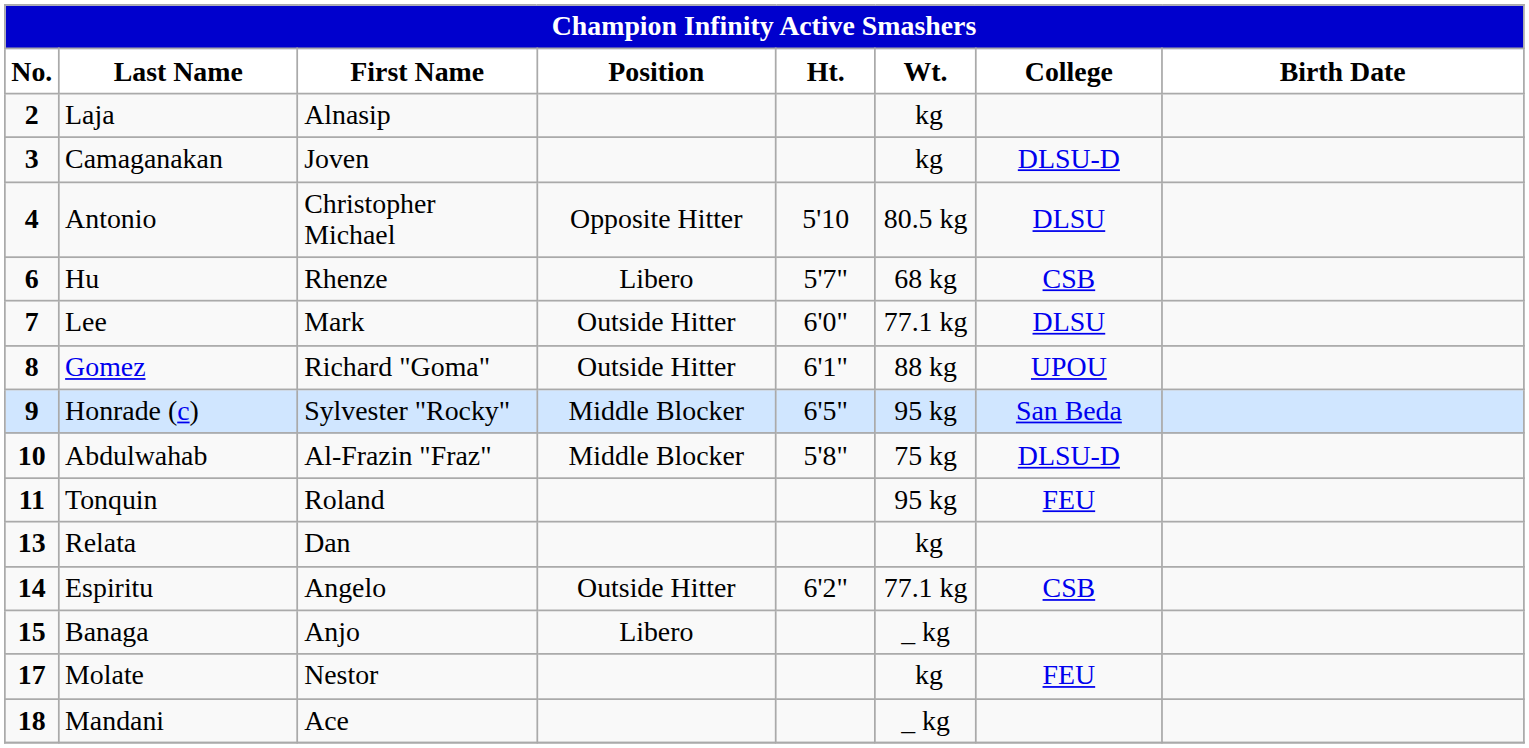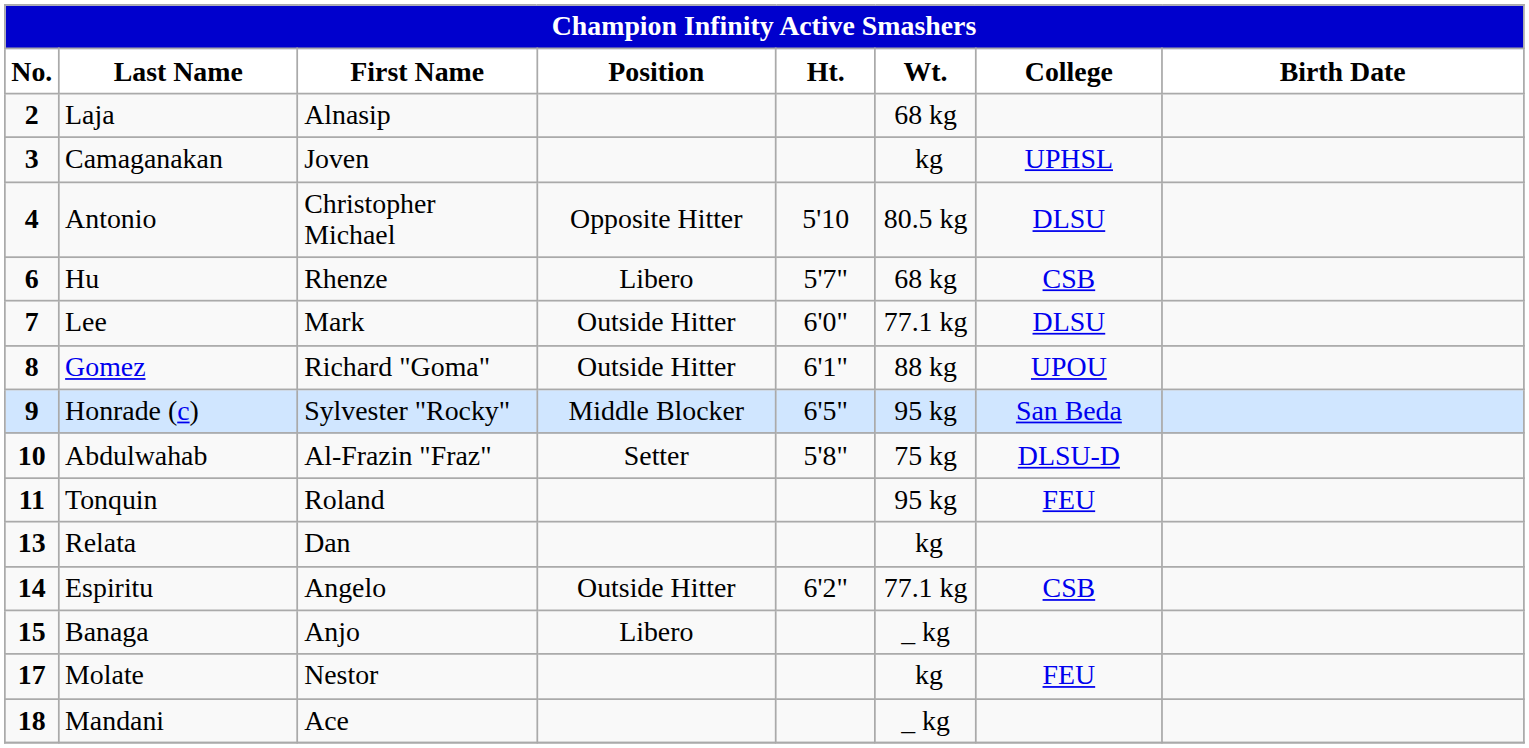(926, 114) kg -> (926, 114) 68 kg
(1069, 159) DLSU-D -> (1069, 159) UPHSL
(656, 455) Middle Blocker -> (656, 455) Setter
